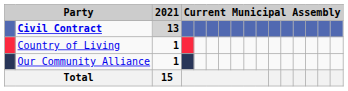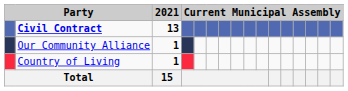(173, 29) lightgrey background -> (173, 29) no background
rows swapped: (84, 61) <-> (69, 45)
